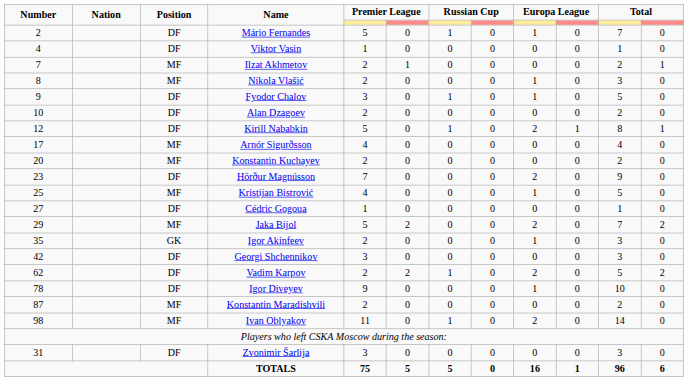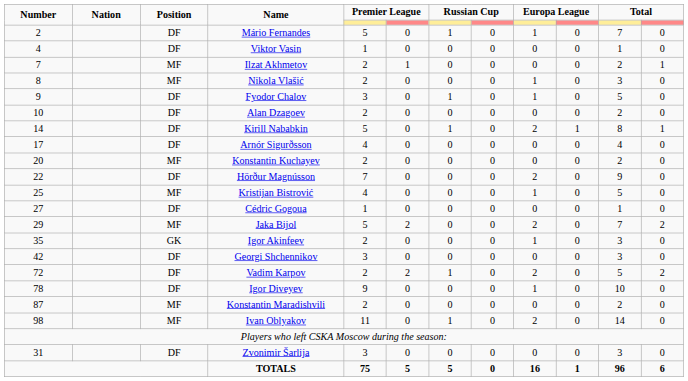(38, 129) 12 -> (38, 129) 14
(174, 145) MF -> (174, 145) DF
(38, 177) 23 -> (38, 177) 22
(38, 272) 62 -> (38, 272) 72
